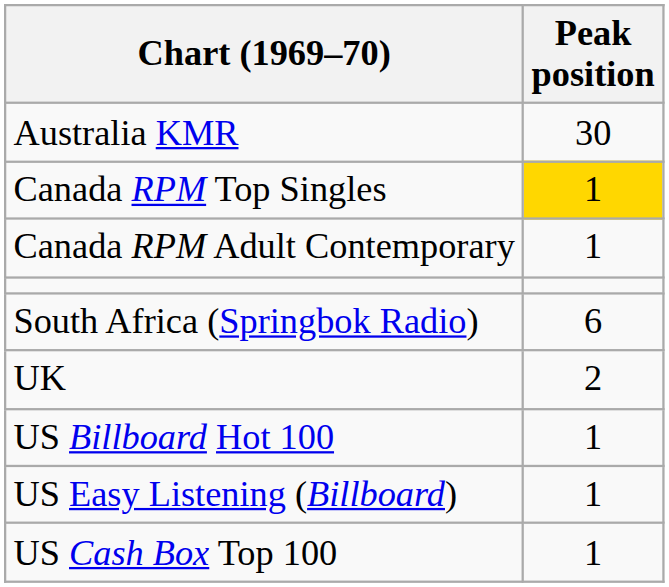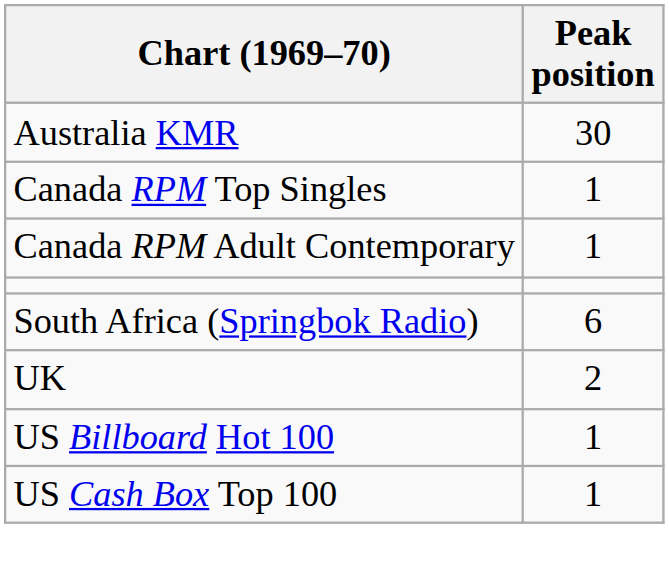(593, 189) gold background -> (593, 189) no background
- row: (235, 494)
